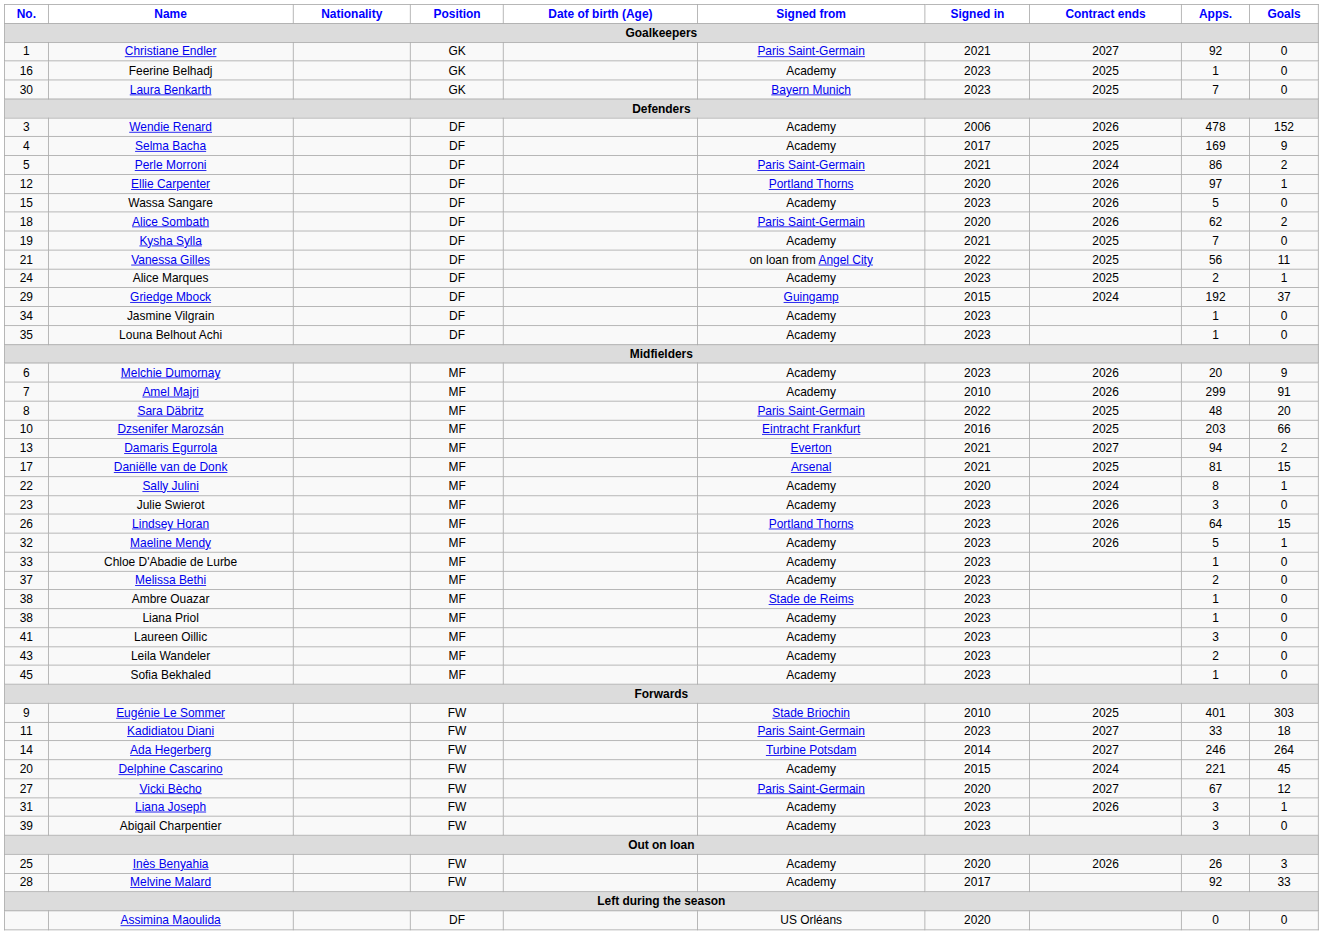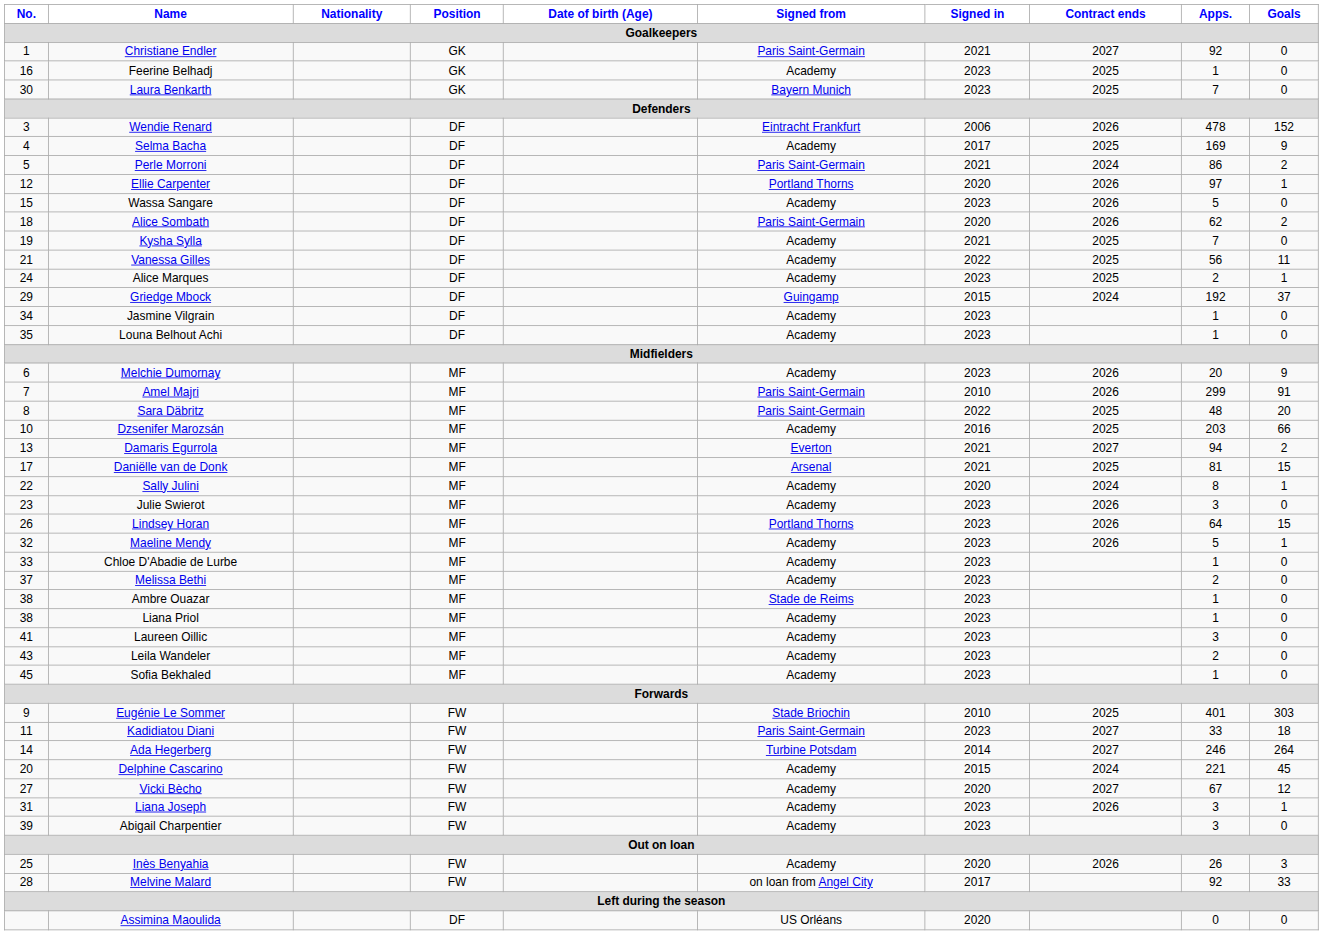(811, 128) Academy -> (811, 128) Eintracht Frankfurt
(811, 260) on loan from Angel City -> (811, 260) Academy
(811, 392) Academy -> (811, 392) Paris Saint-Germain
(811, 430) Eintracht Frankfurt -> (811, 430) Academy
(811, 788) Paris Saint-Germain -> (811, 788) Academy
(811, 883) Academy -> (811, 883) on loan from Angel City
